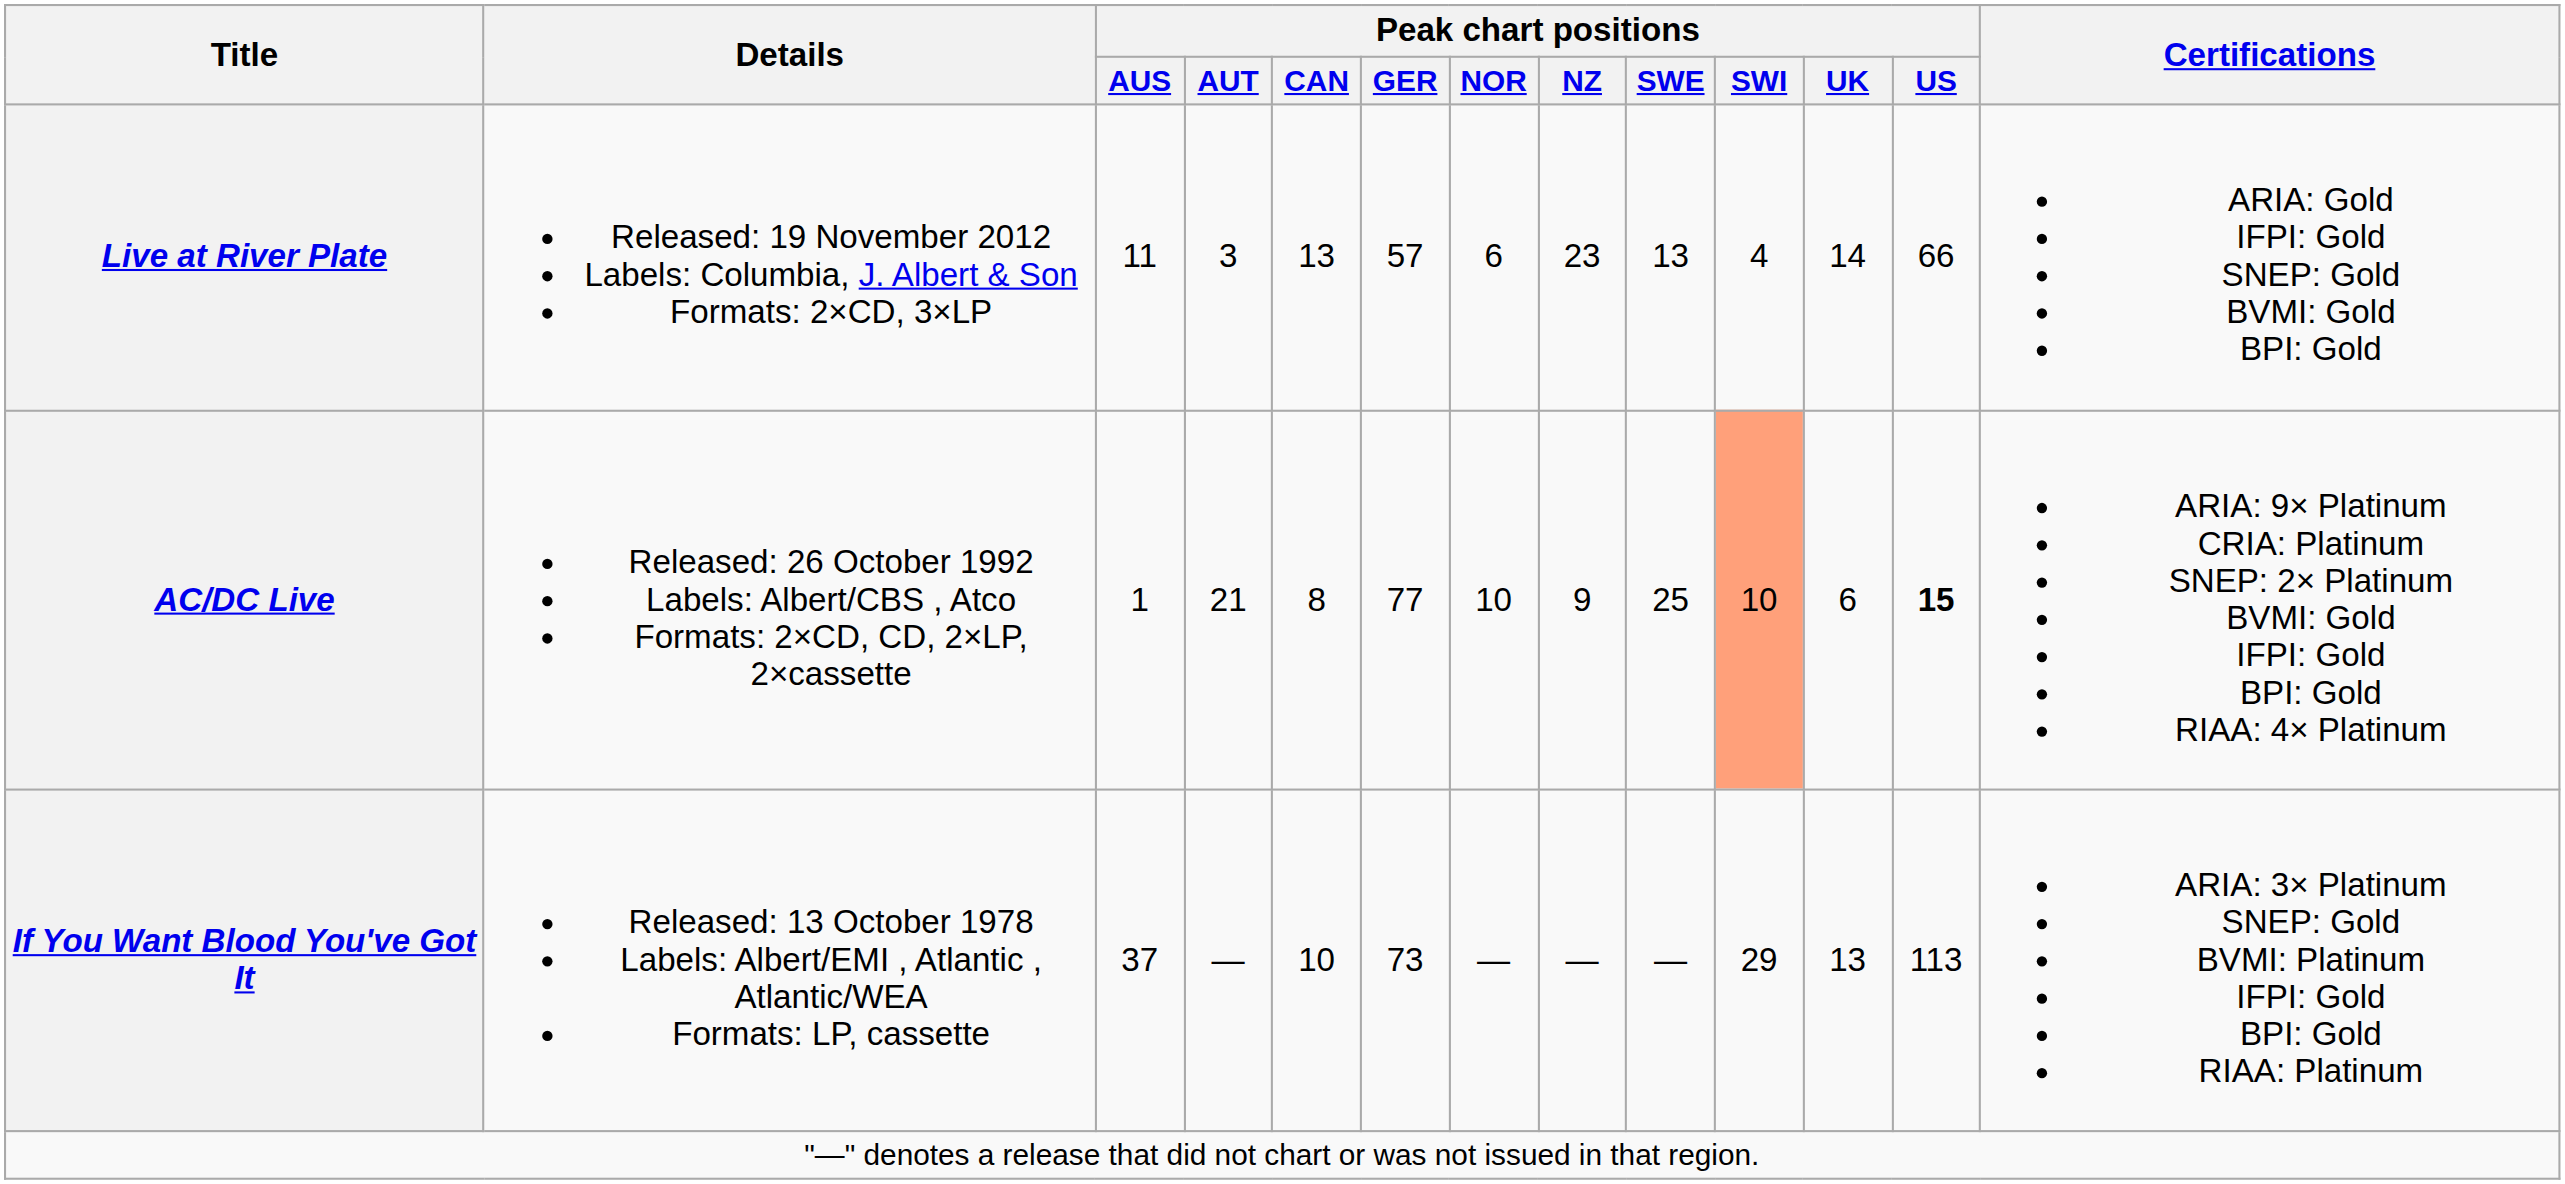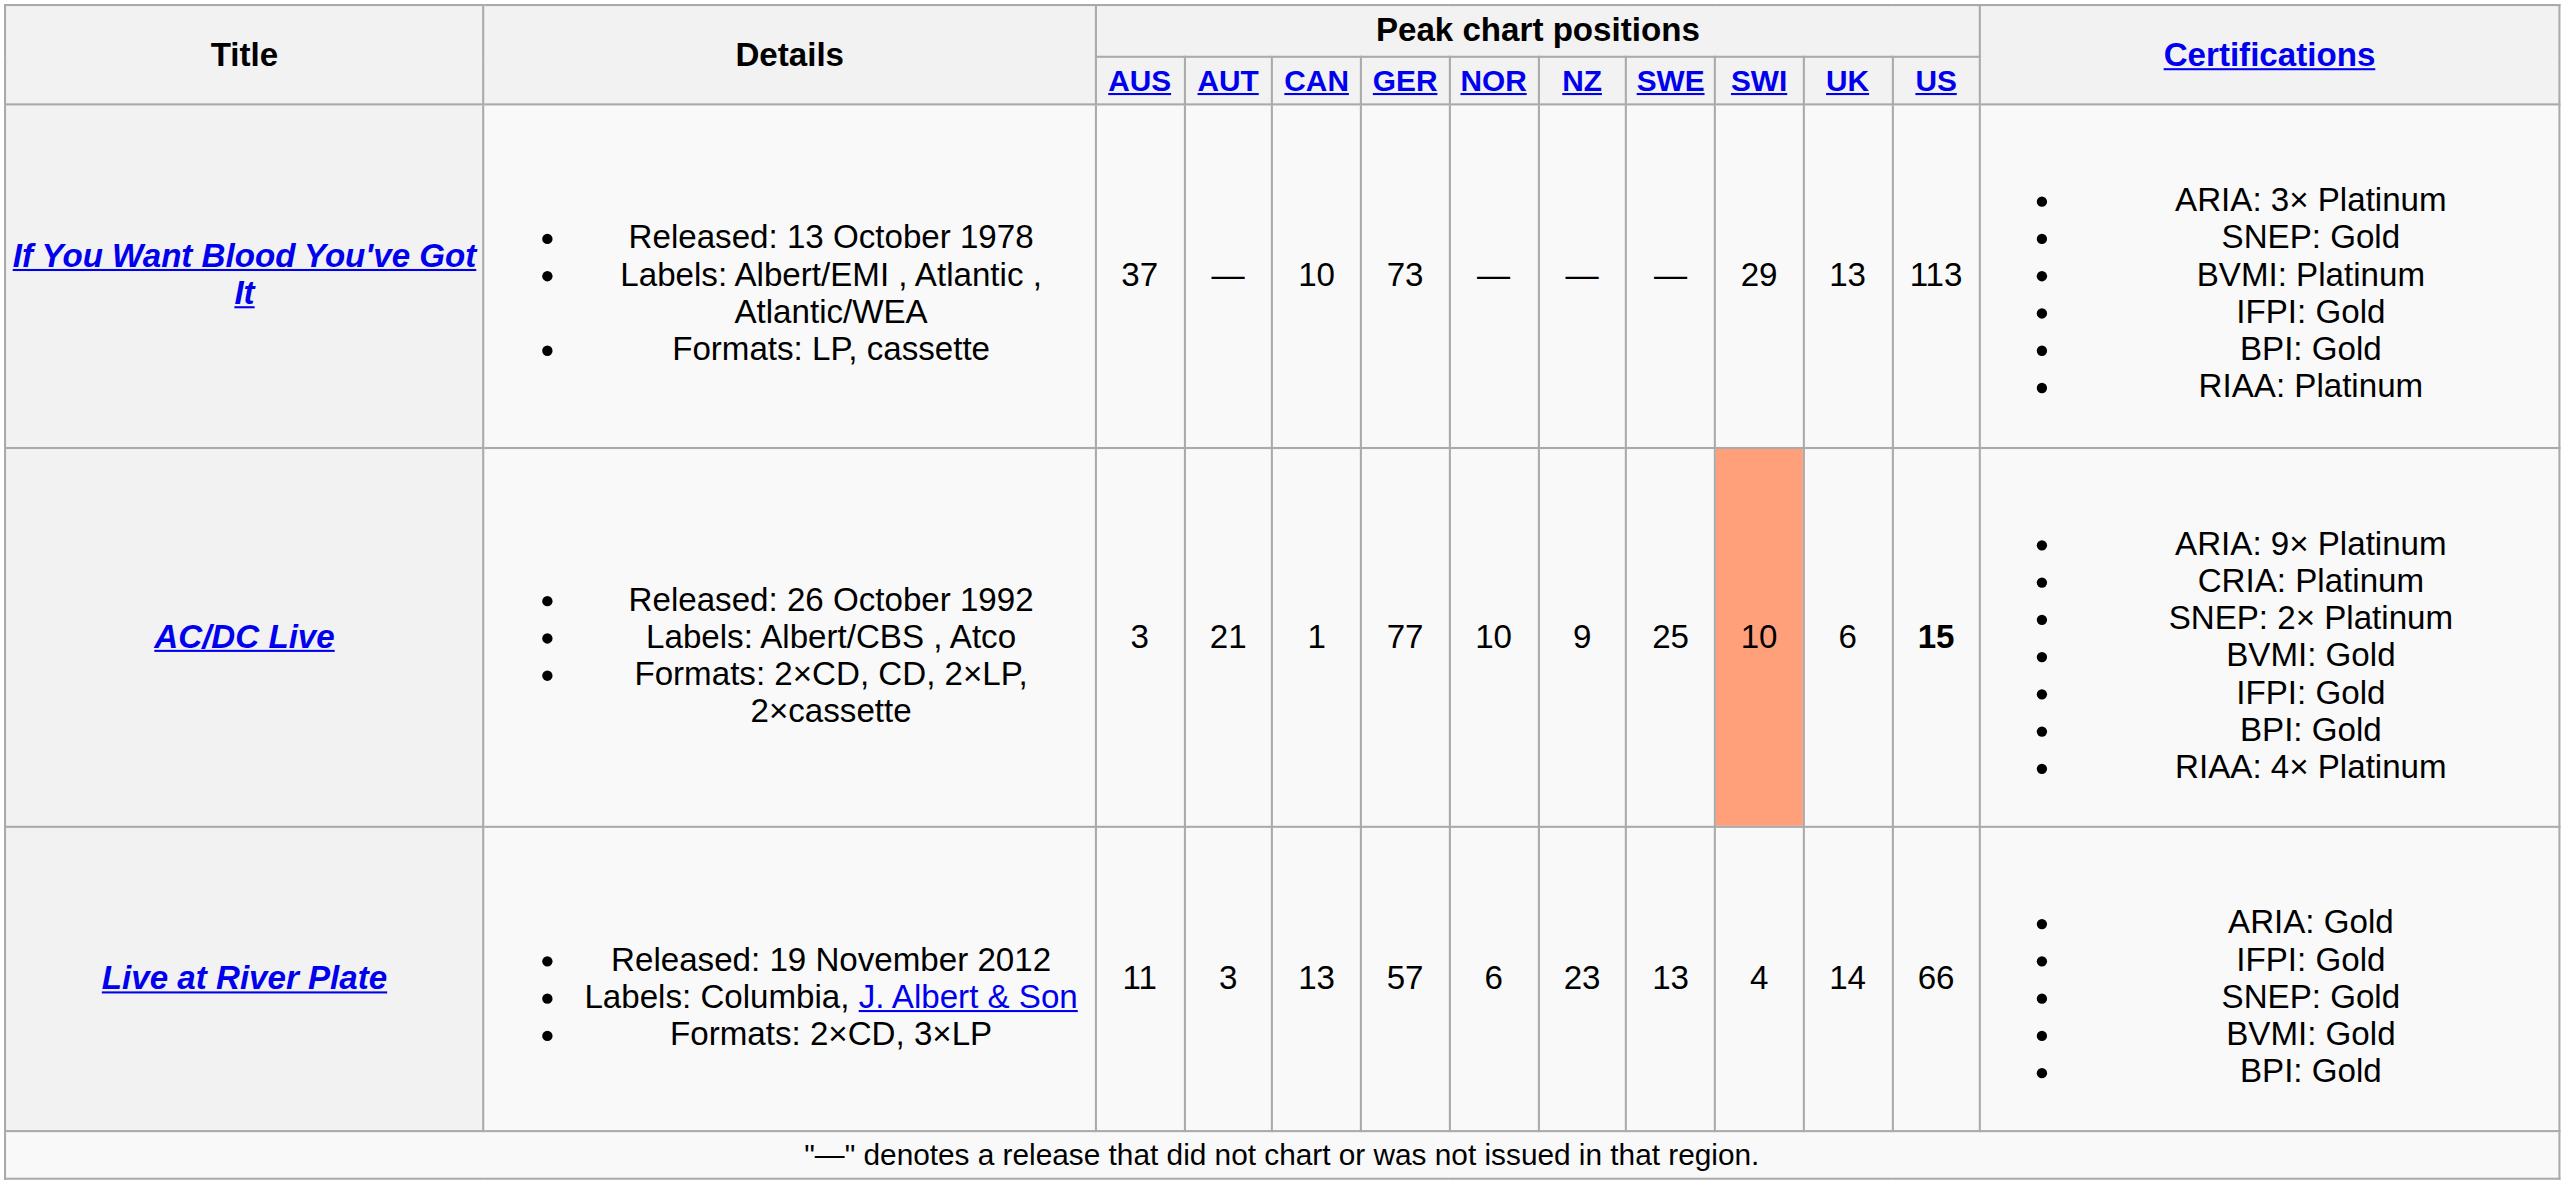rows swapped: (244, 959) <-> (245, 256)
(1140, 598) 1 -> (1140, 636) 3
(1317, 598) 8 -> (1317, 636) 1
